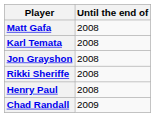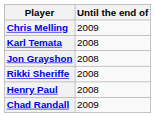+ row: (37, 28)
- row: (29, 28)
